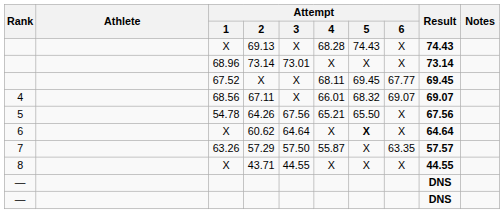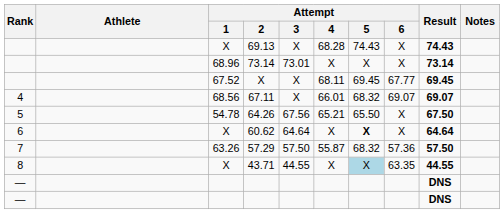(440, 115) 67.56 -> (440, 115) 67.50
(366, 149) X -> (366, 149) 68.32
(402, 149) 63.35 -> (402, 149) 57.36
(440, 149) 57.57 -> (440, 149) 57.50
(366, 166) no background -> (366, 166) lightblue background
(402, 166) X -> (402, 166) 63.35
